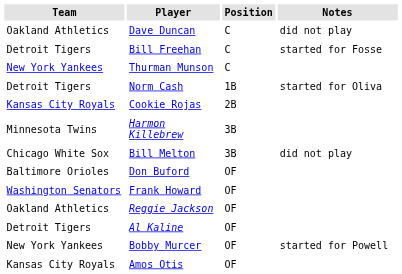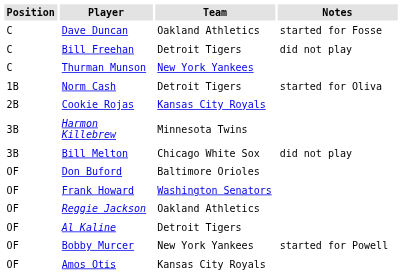columns swapped: (249, 12) <-> (64, 12)
(316, 31) did not play -> (331, 31) started for Fosse
(331, 49) started for Fosse -> (316, 49) did not play
